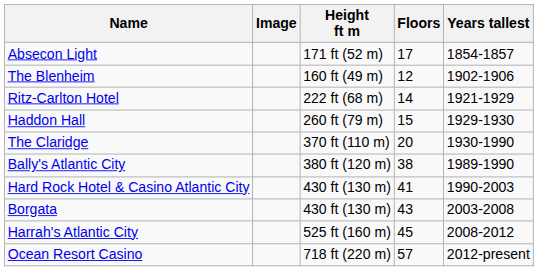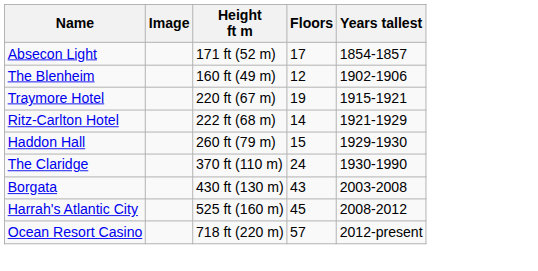+ row: (56, 98)
(405, 143) 20 -> (298, 165) 24
- row: (67, 165)
- row: (129, 187)
